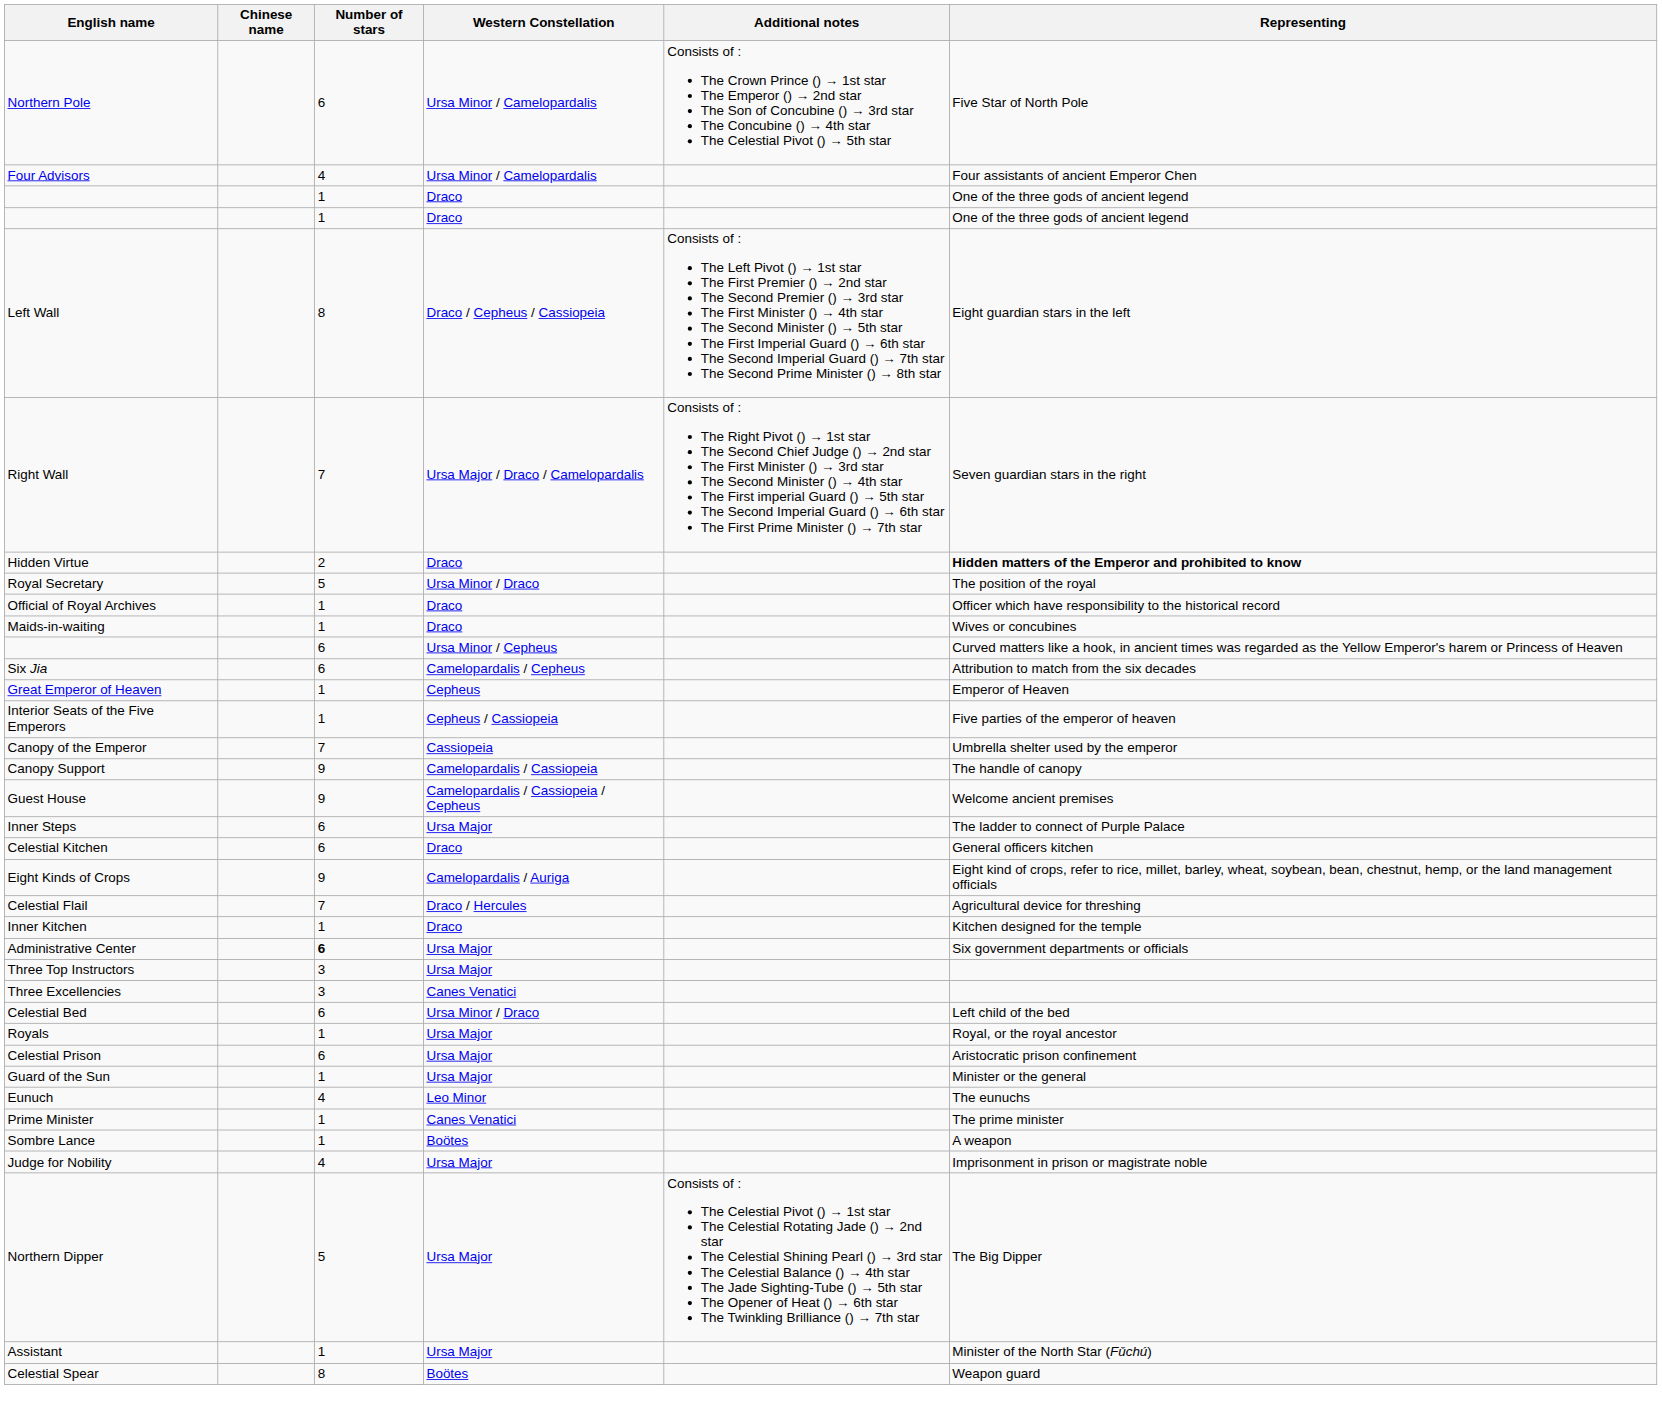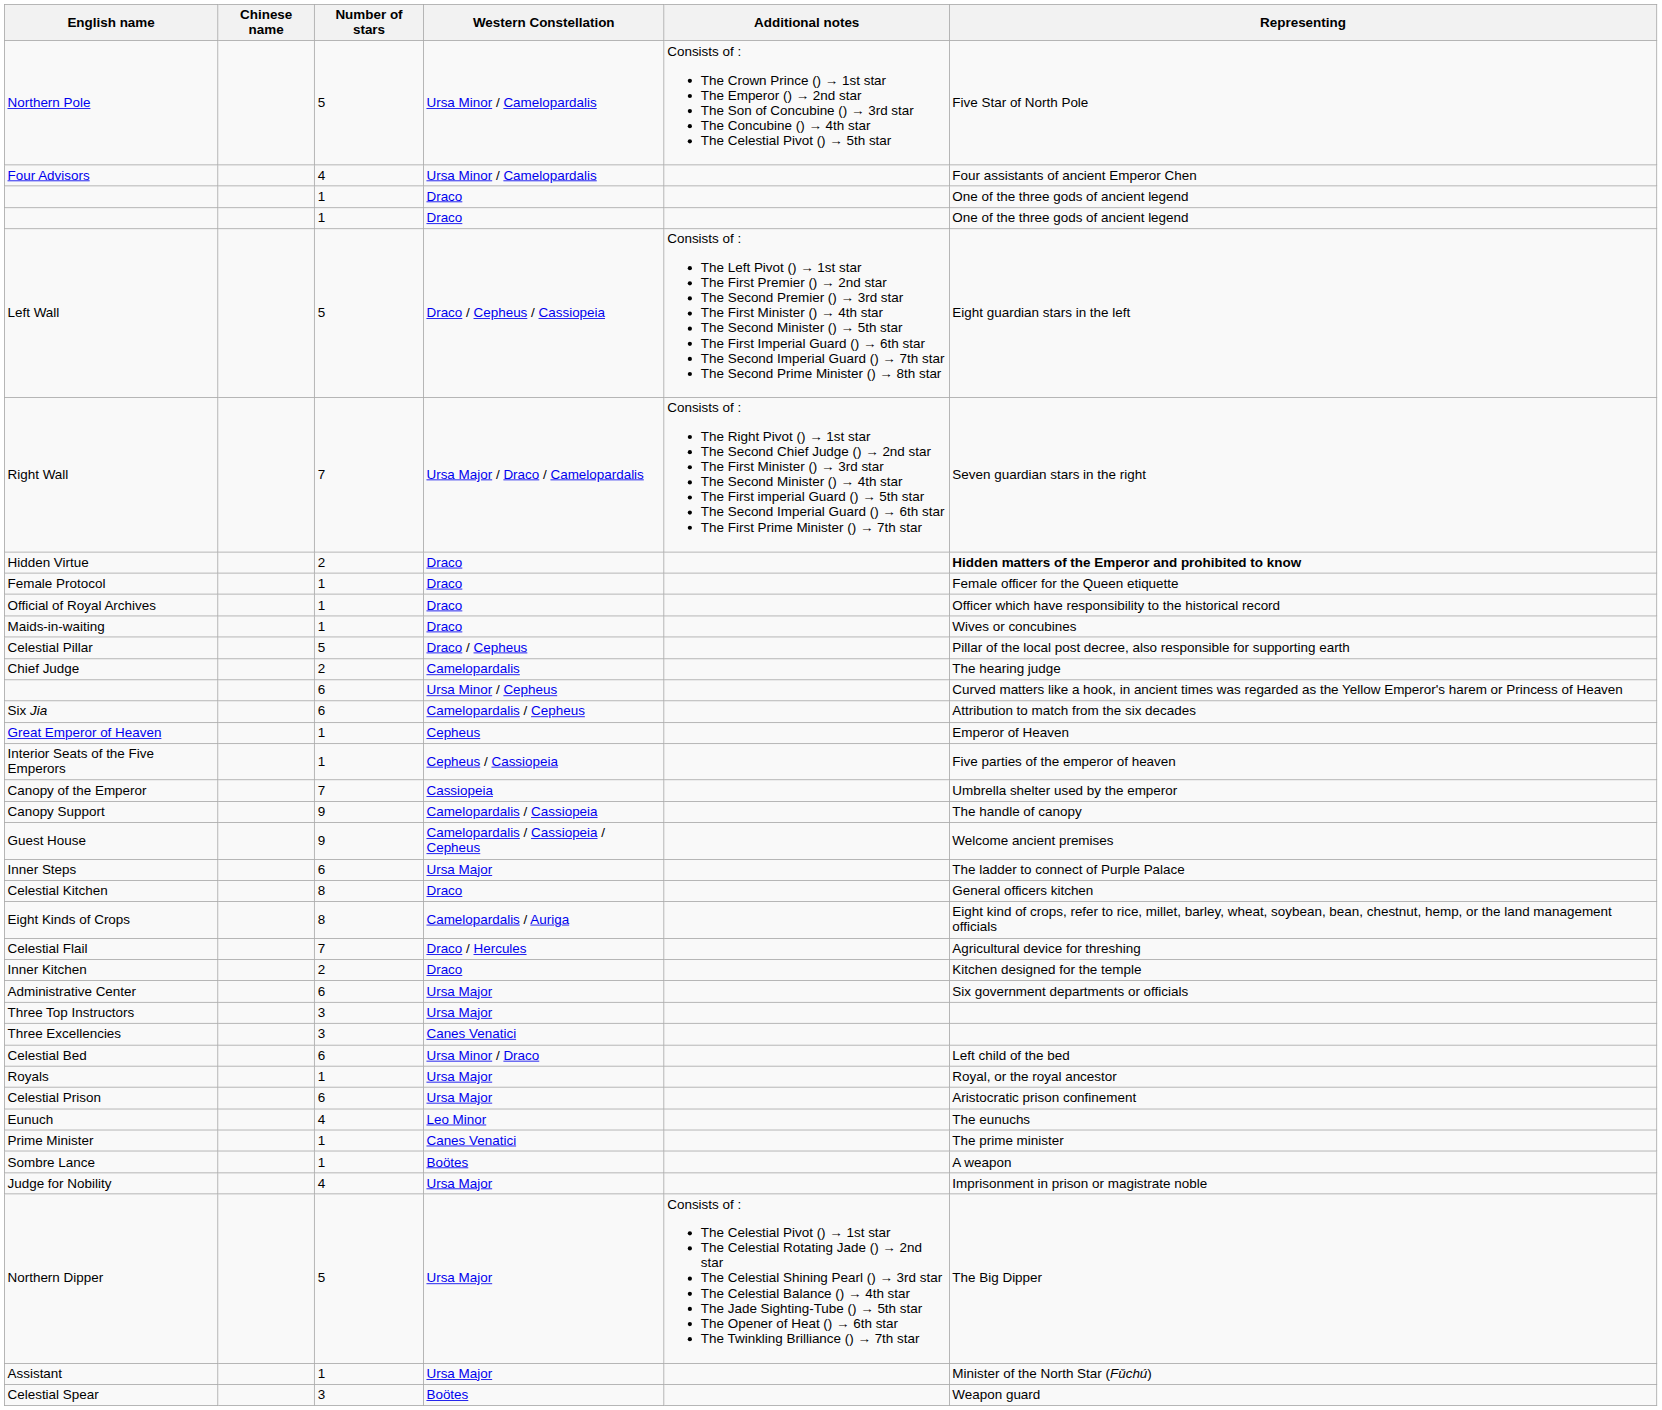(321, 102) 6 -> (321, 102) 5
(321, 313) 8 -> (321, 313) 5
- row: (55, 583)
+ row: (56, 583)
+ row: (50, 647)
+ row: (43, 669)
(321, 848) 6 -> (321, 891) 8
(321, 877) 9 -> (321, 920) 8
(321, 927) 1 -> (321, 970) 2
(321, 948) bold -> (321, 991) normal
- row: (59, 1076)
(321, 1373) 8 -> (321, 1395) 3
